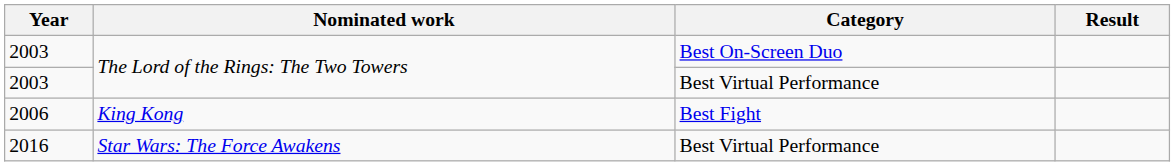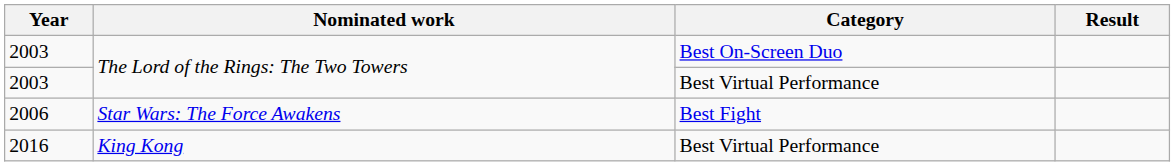(140, 113) King Kong -> (219, 113) Star Wars: The Force Awakens
(219, 144) Star Wars: The Force Awakens -> (140, 144) King Kong
